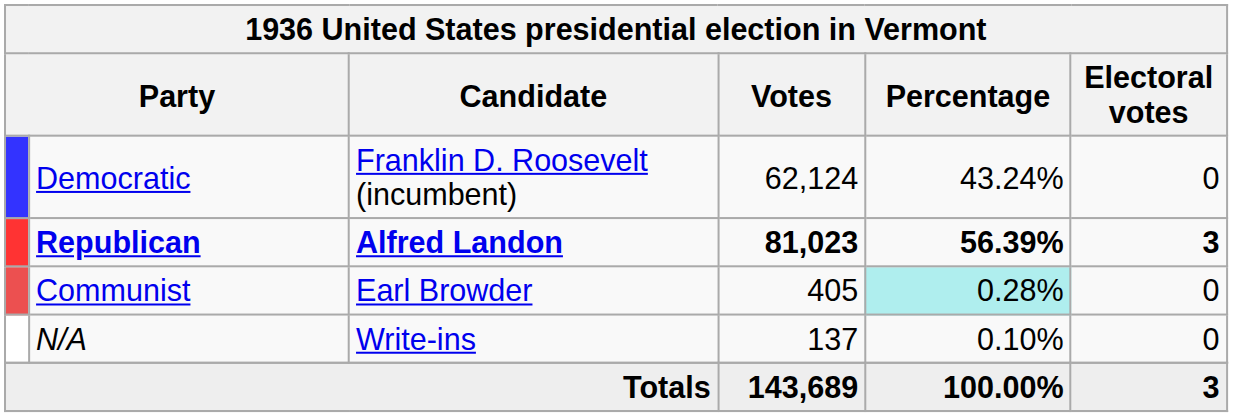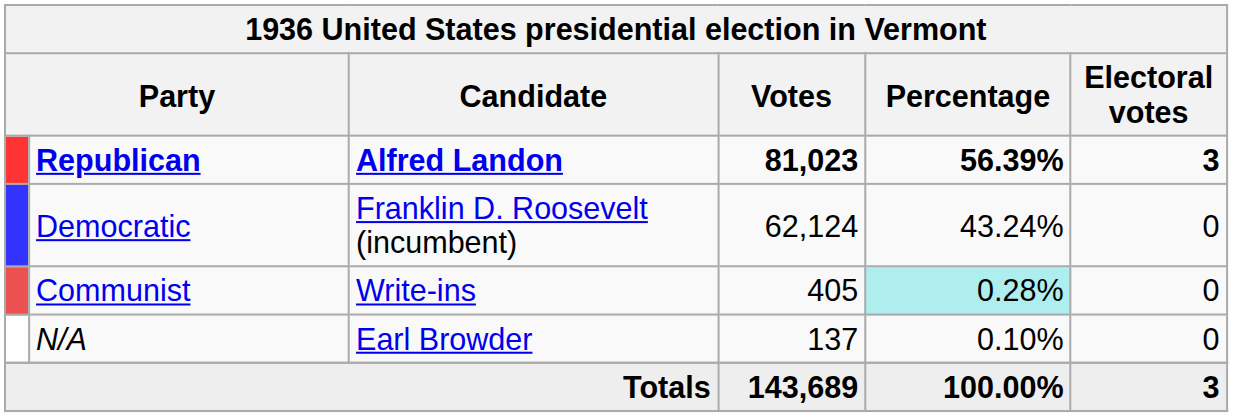rows swapped: (118, 243) <-> (113, 177)
(444, 291) Earl Browder -> (416, 291) Write-ins
(416, 340) Write-ins -> (444, 340) Earl Browder
